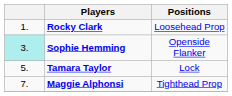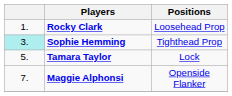(189, 47) Openside Flanker -> (189, 42) Tighthead Prop
(189, 83) Tighthead Prop -> (189, 78) Openside Flanker
